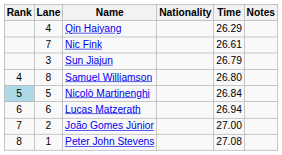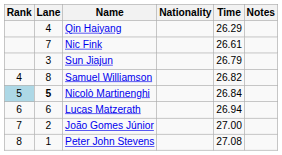(229, 77) 26.80 -> (229, 77) 26.82
(48, 93) normal -> (48, 93) bold
